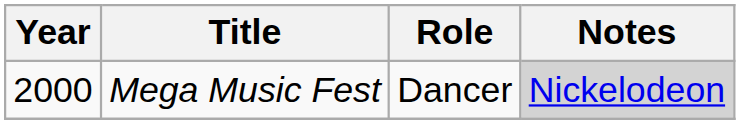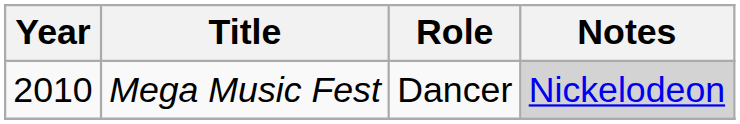(53, 89) 2000 -> (53, 89) 2010
